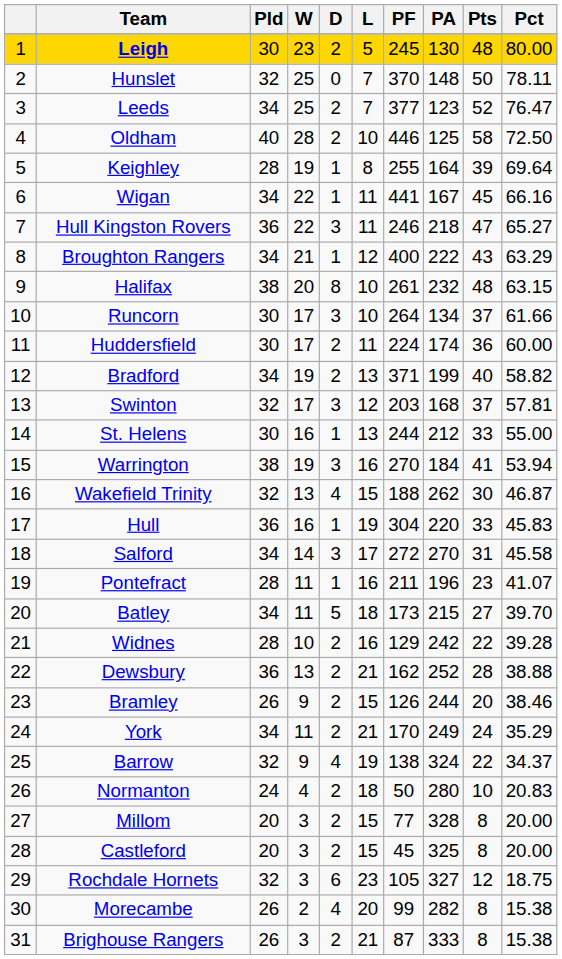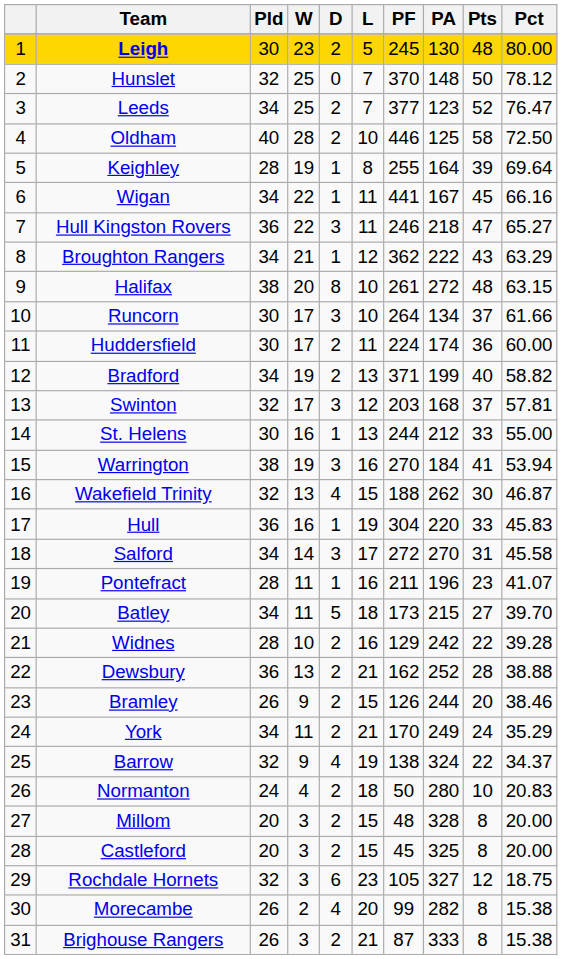(529, 78) 78.11 -> (529, 78) 78.12
(404, 256) 400 -> (404, 256) 362
(444, 286) 232 -> (444, 286) 272
(404, 820) 77 -> (404, 820) 48
